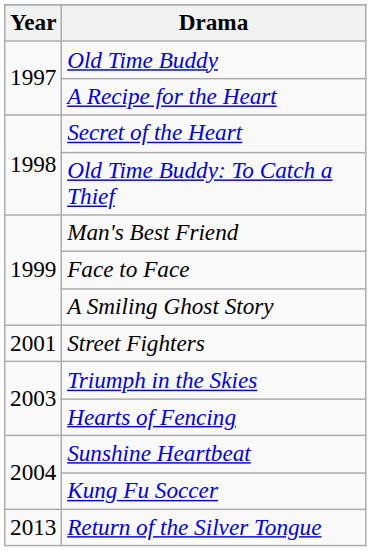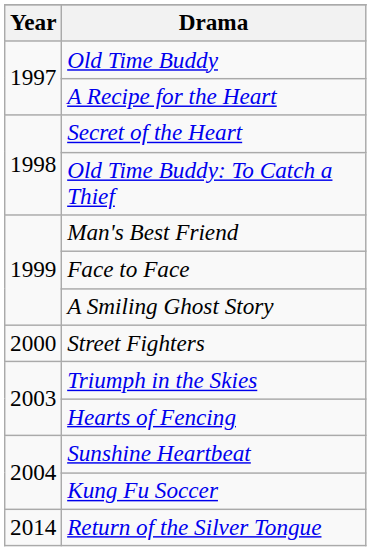(33, 343) 2001 -> (33, 343) 2000
(33, 527) 2013 -> (33, 527) 2014
